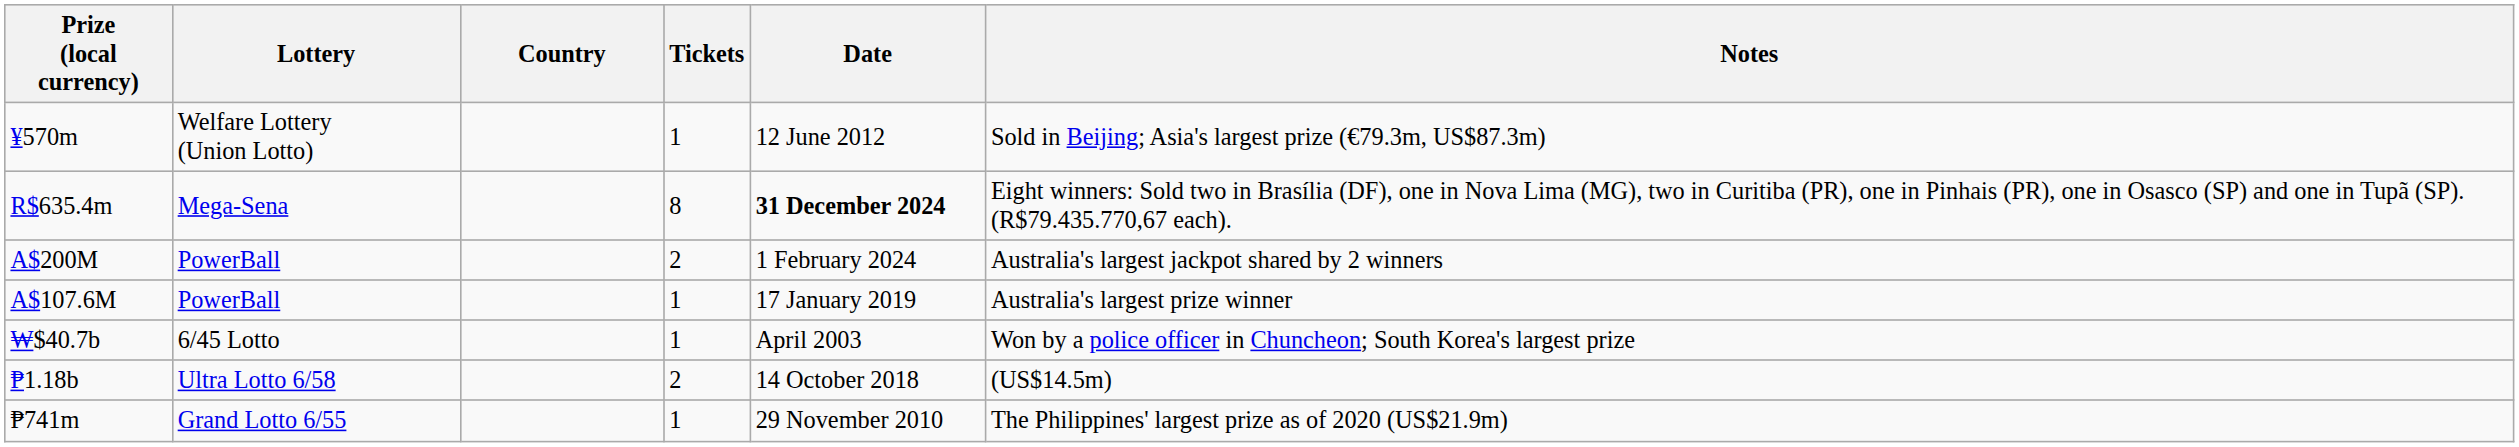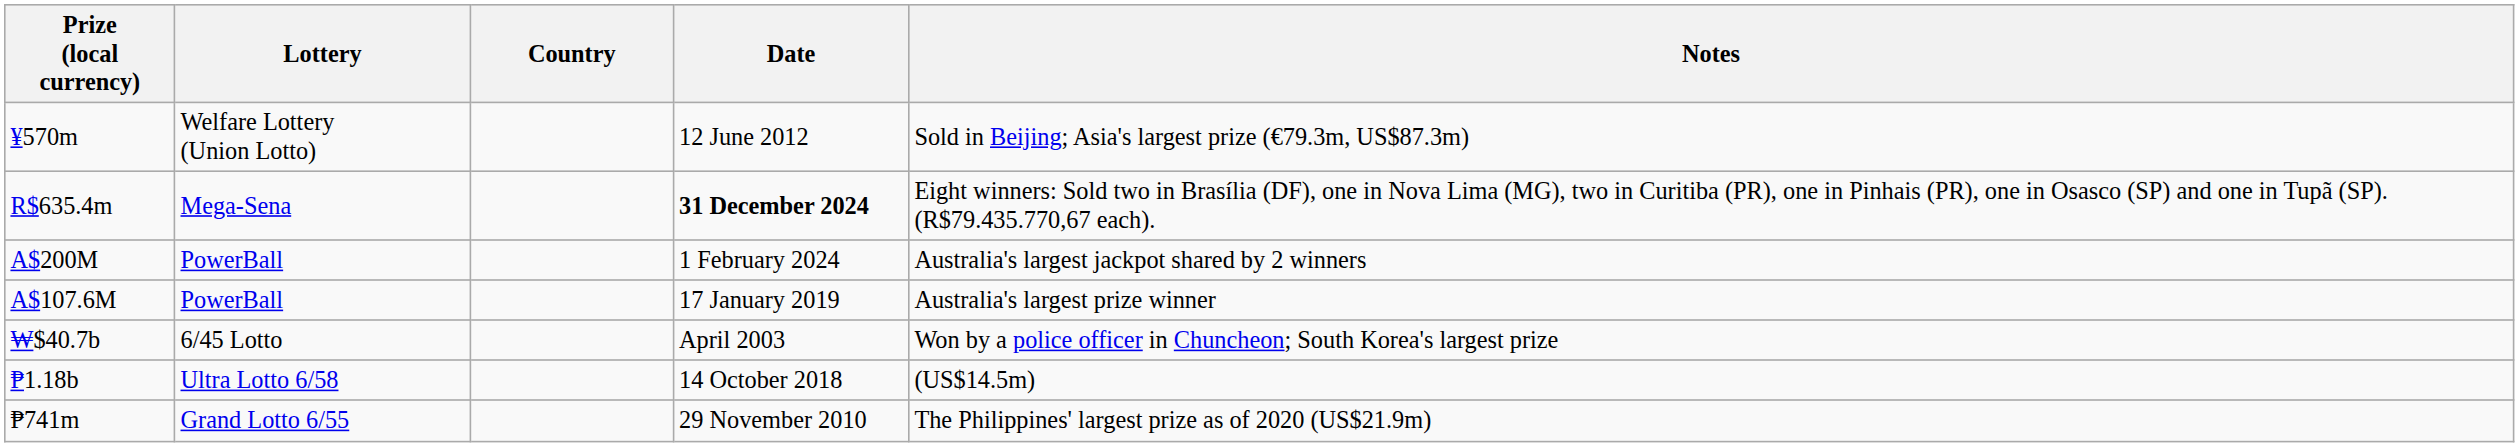- column: (707, 53)
